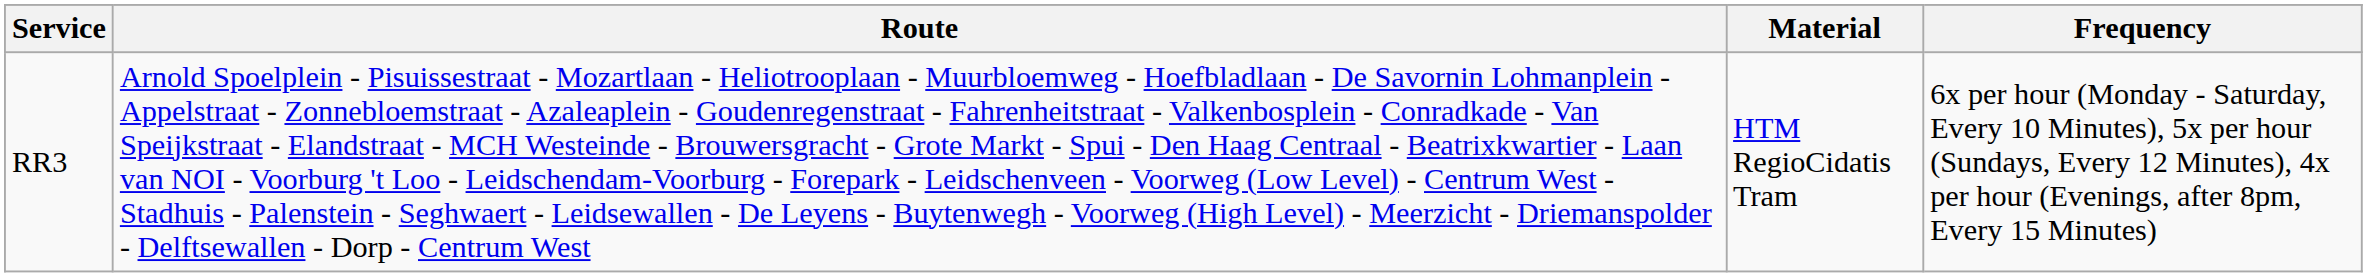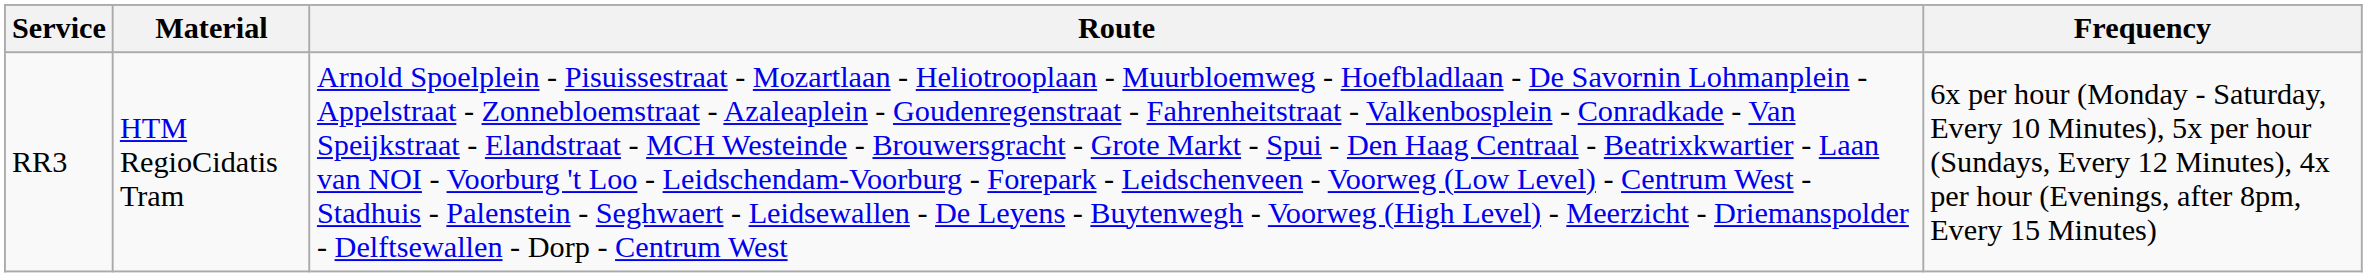columns swapped: (920, 28) <-> (1825, 28)
